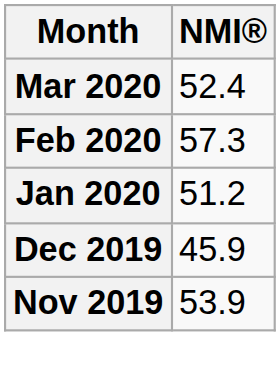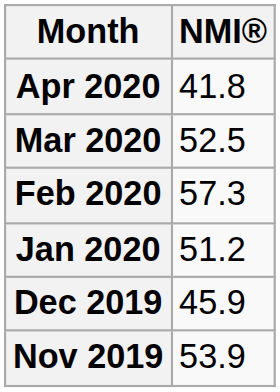+ row: (88, 85)
(212, 85) 52.4 -> (212, 140) 52.5
